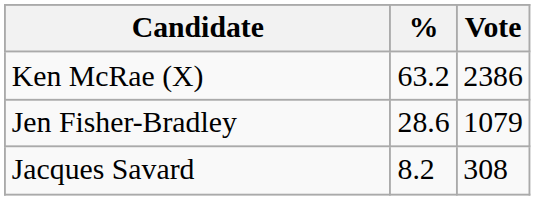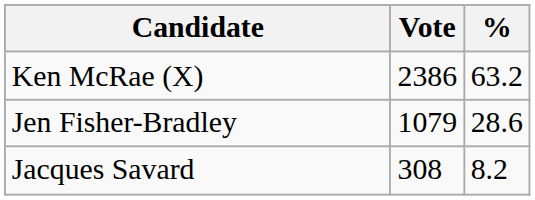columns swapped: (493, 28) <-> (424, 28)
